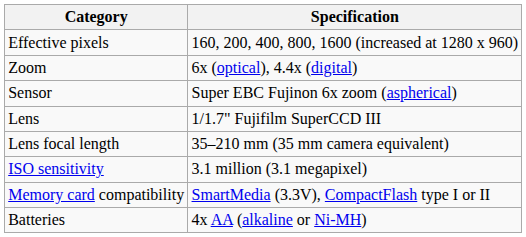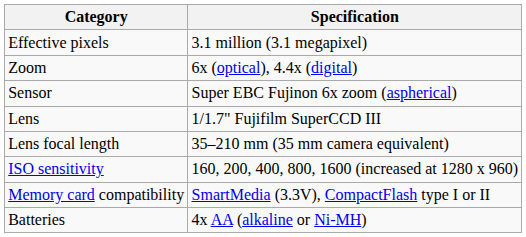(355, 42) 160, 200, 400, 800, 1600 (increased at 1280 x 960) -> (279, 42) 3.1 million (3.1 megapixel)
(279, 169) 3.1 million (3.1 megapixel) -> (355, 169) 160, 200, 400, 800, 1600 (increased at 1280 x 960)
